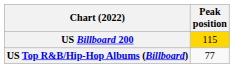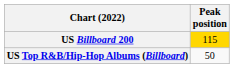(210, 55) 77 -> (210, 55) 50
